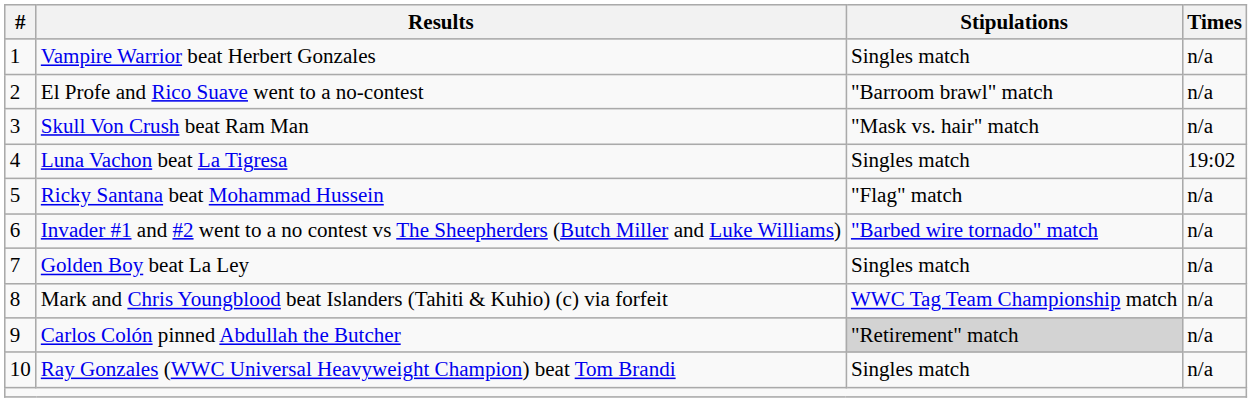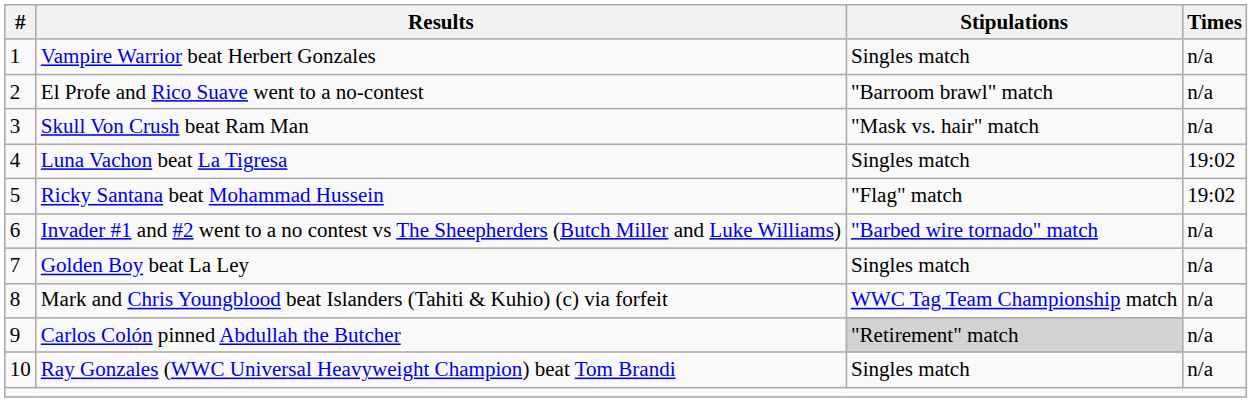(1200, 195) n/a -> (1211, 195) 19:02
